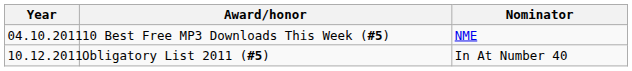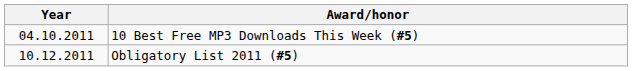- column: (540, 15)
